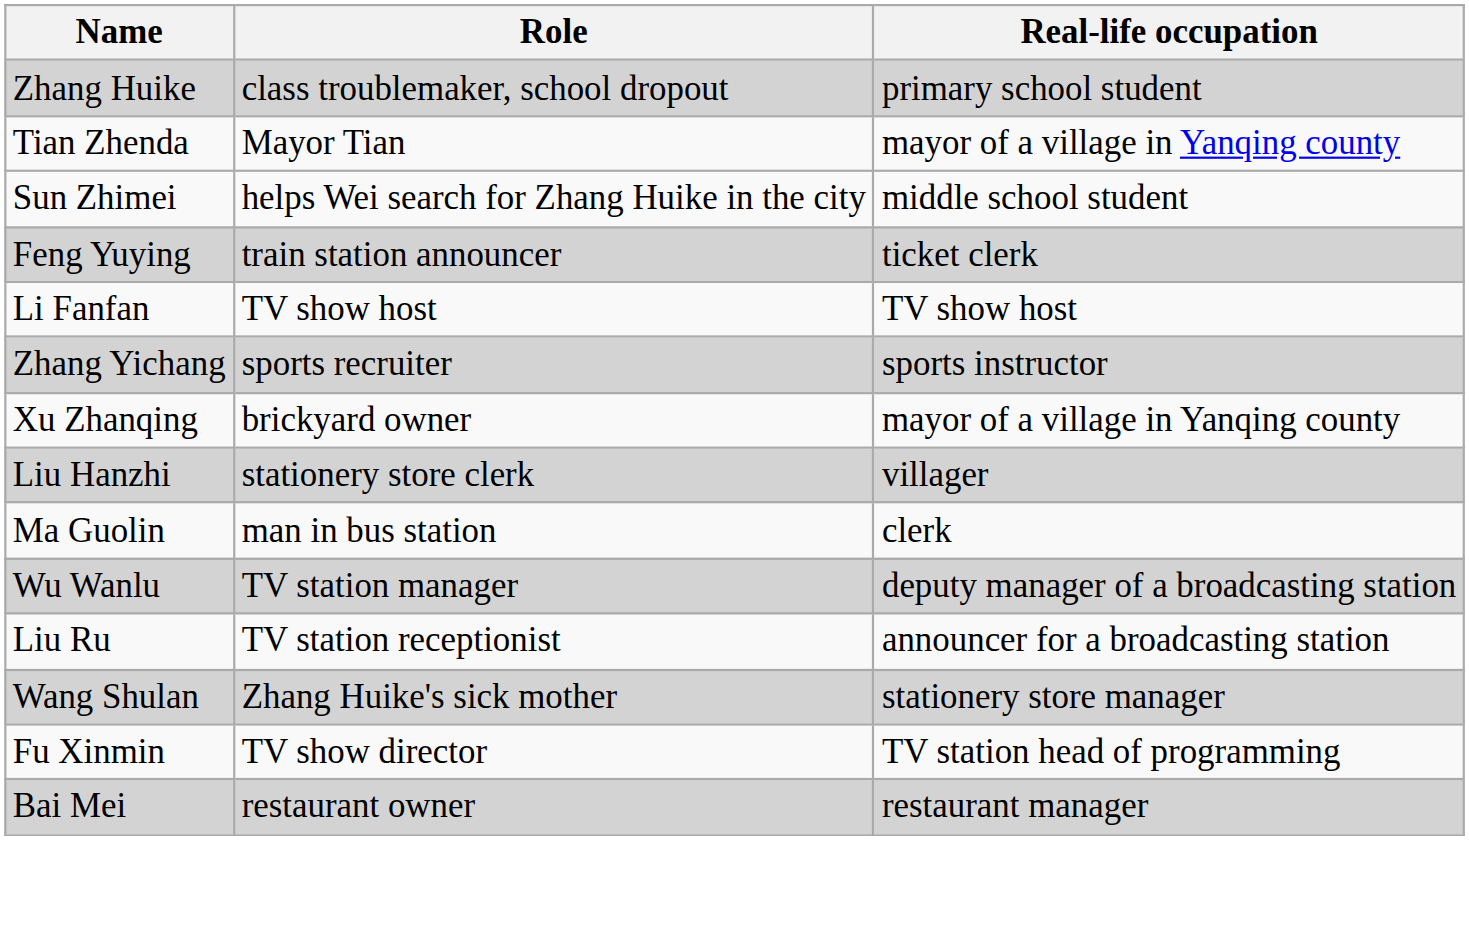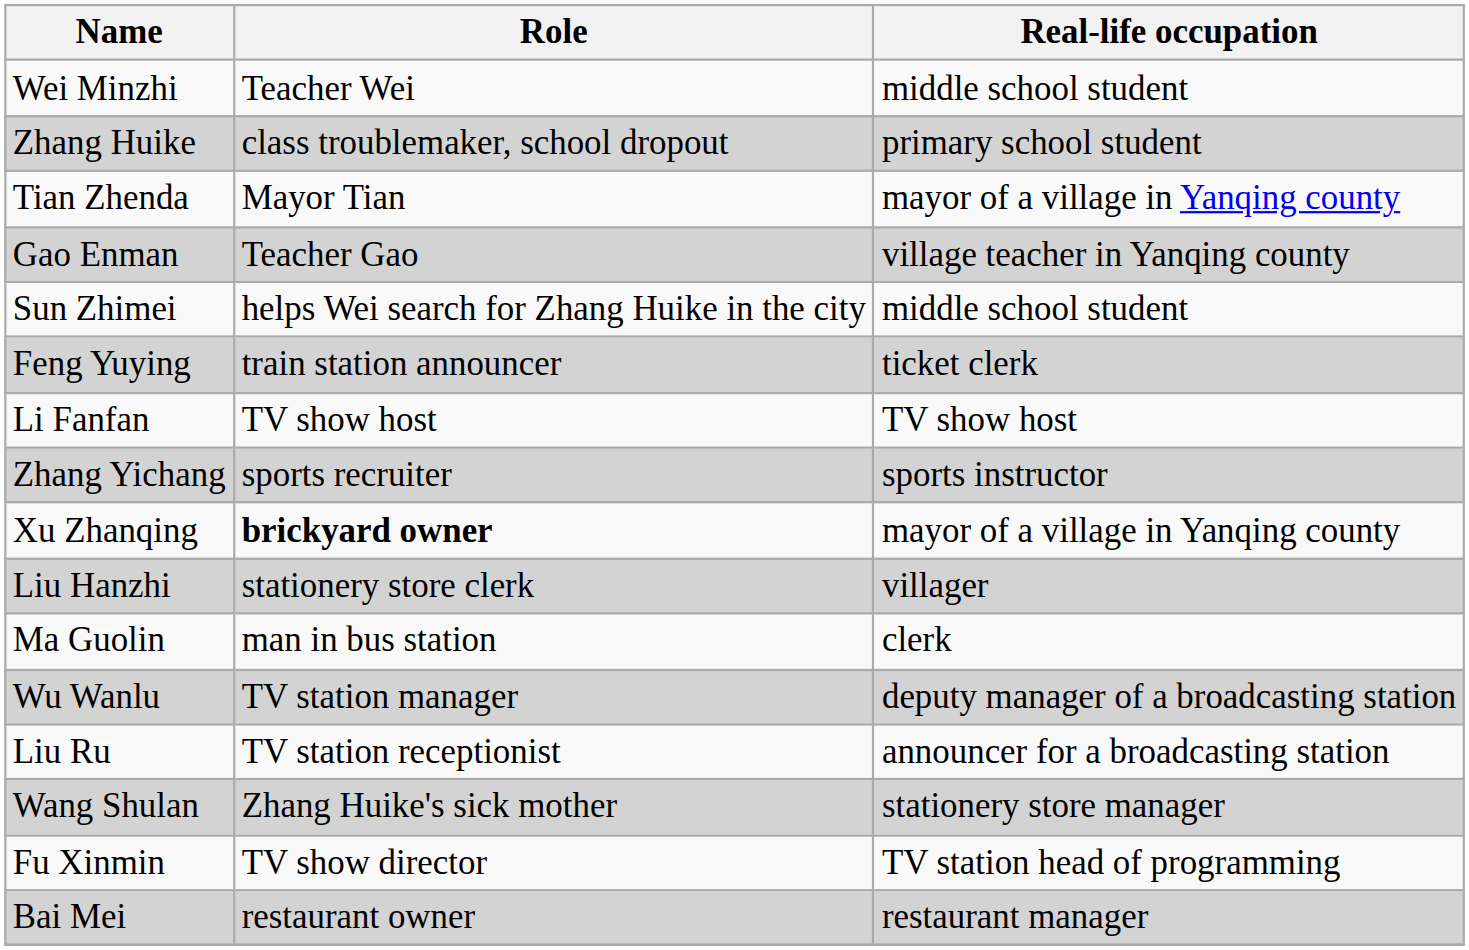+ row: (95, 87)
+ row: (96, 253)
(356, 419) normal -> (367, 530) bold
